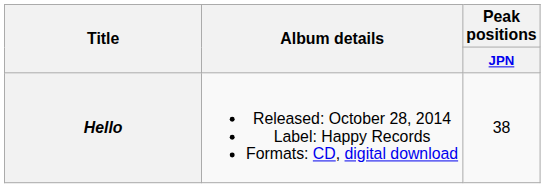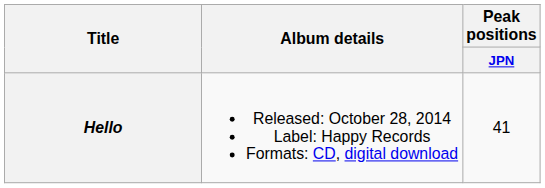(501, 127) 38 -> (501, 127) 41
